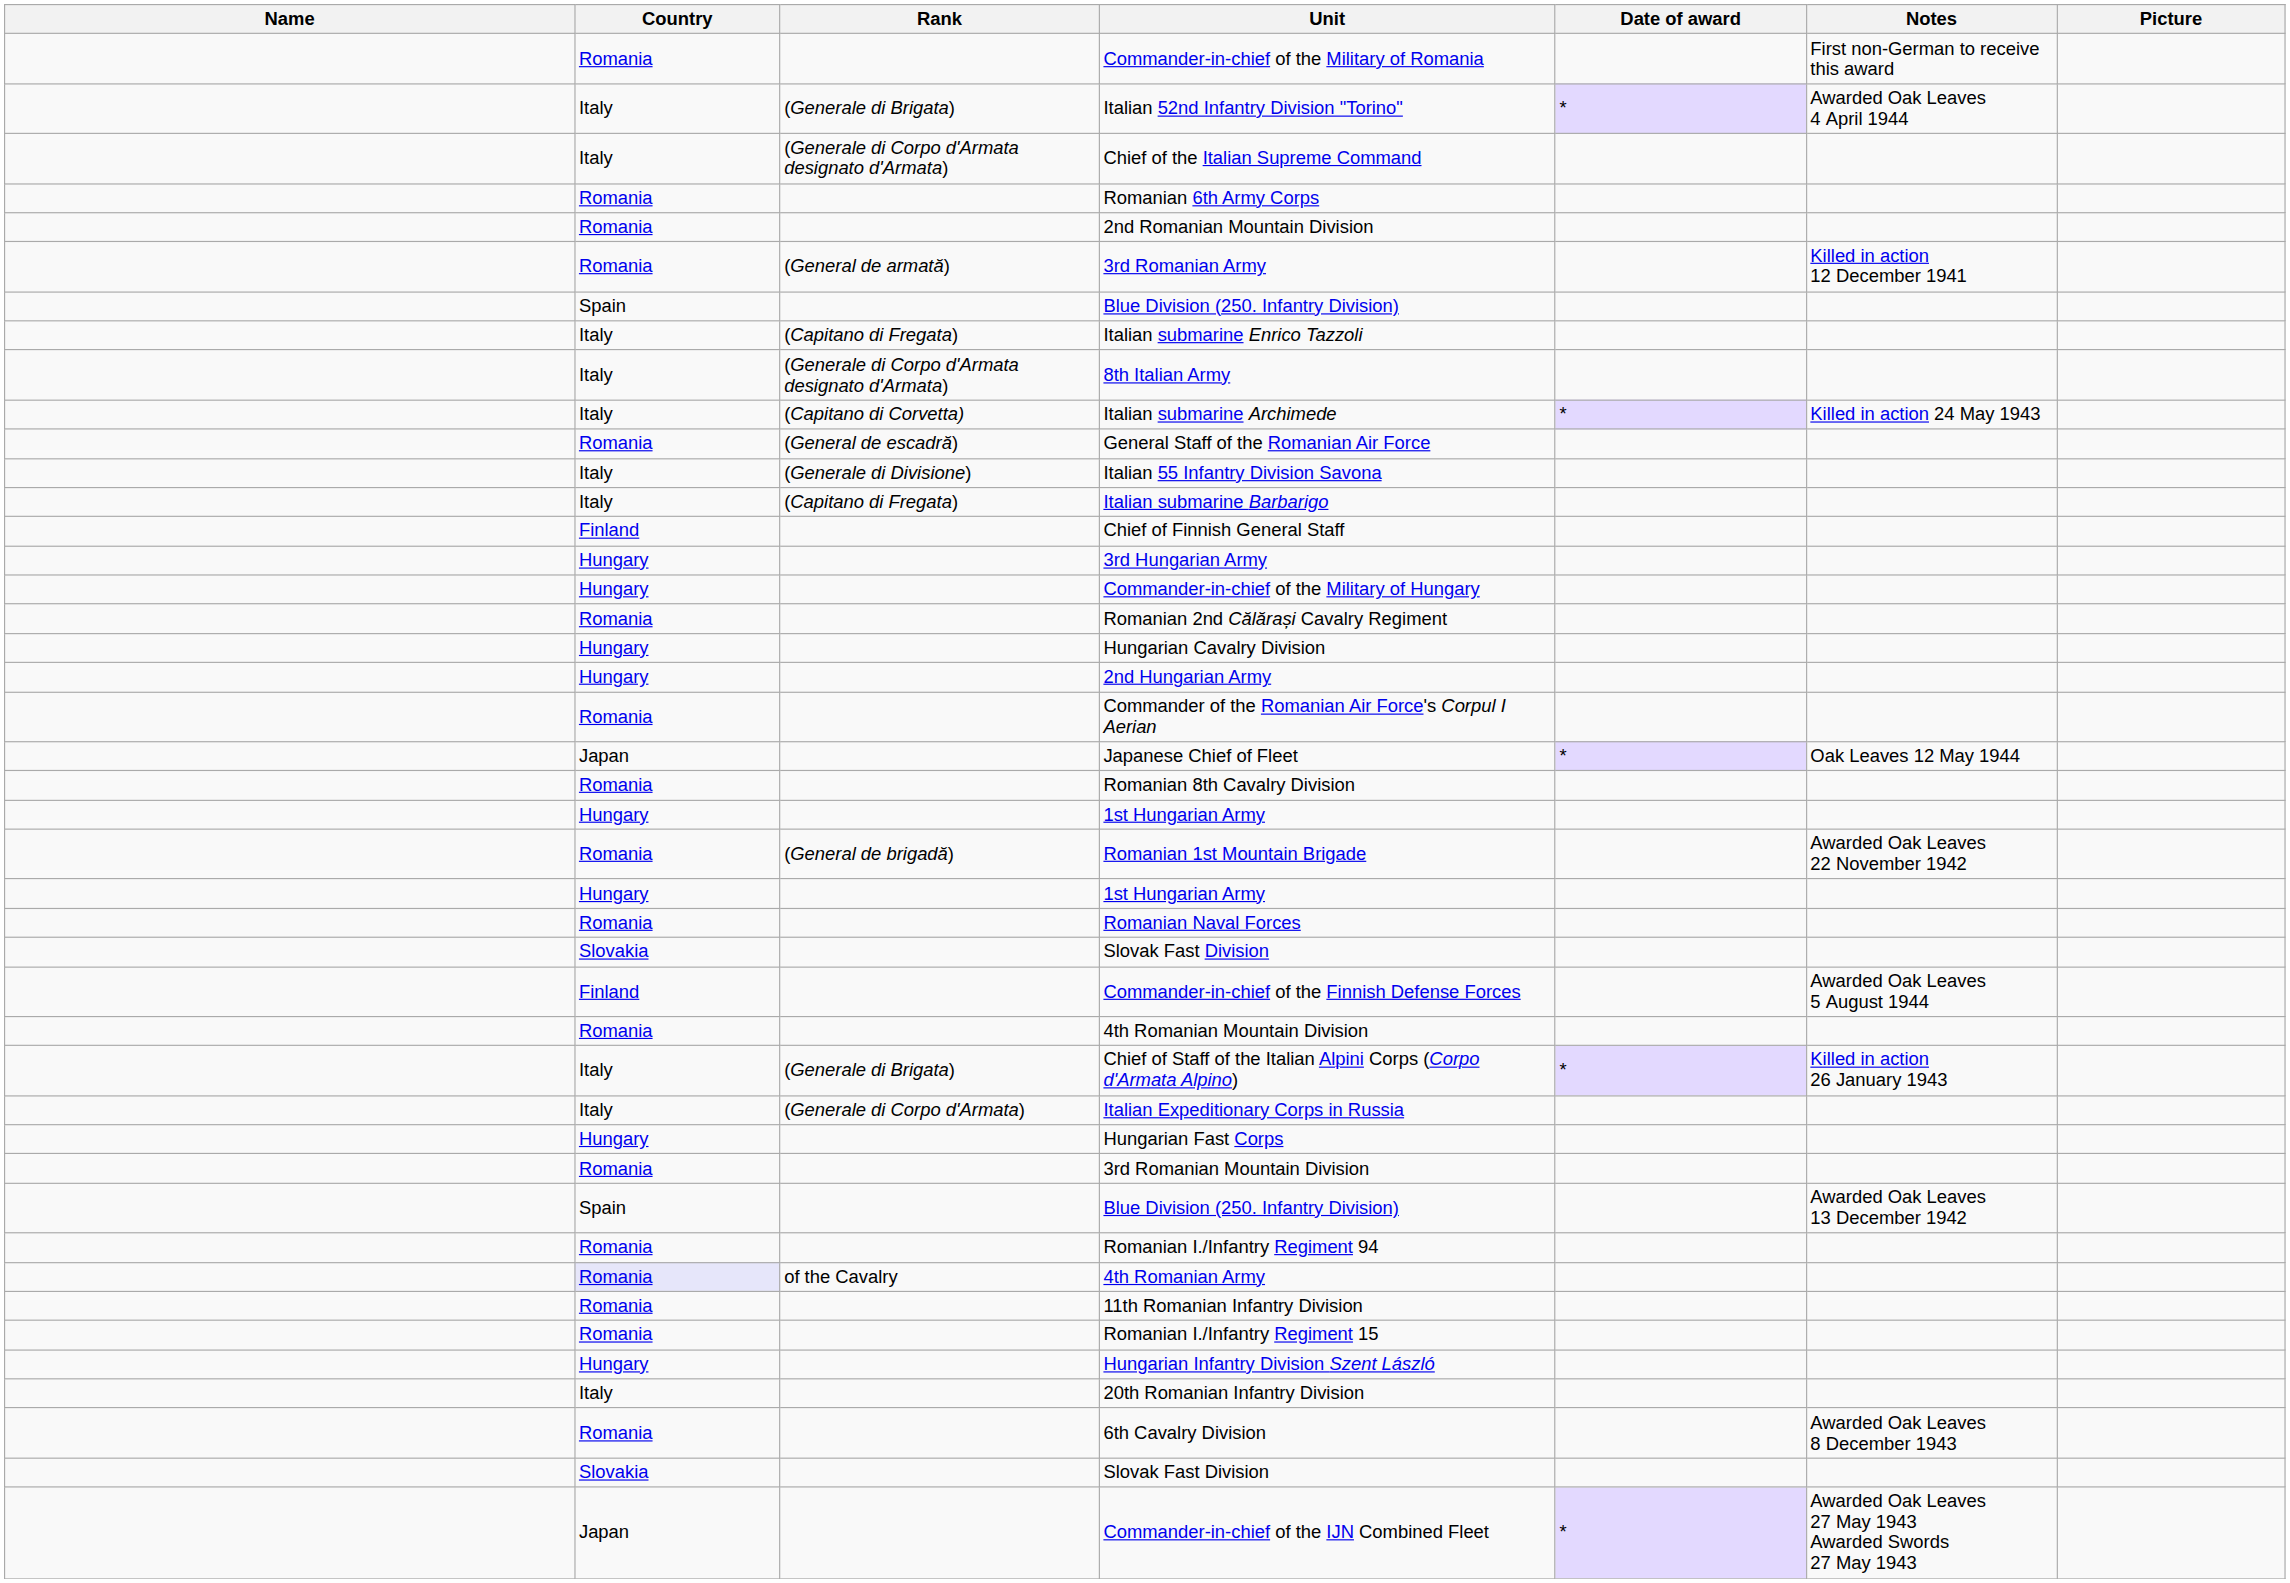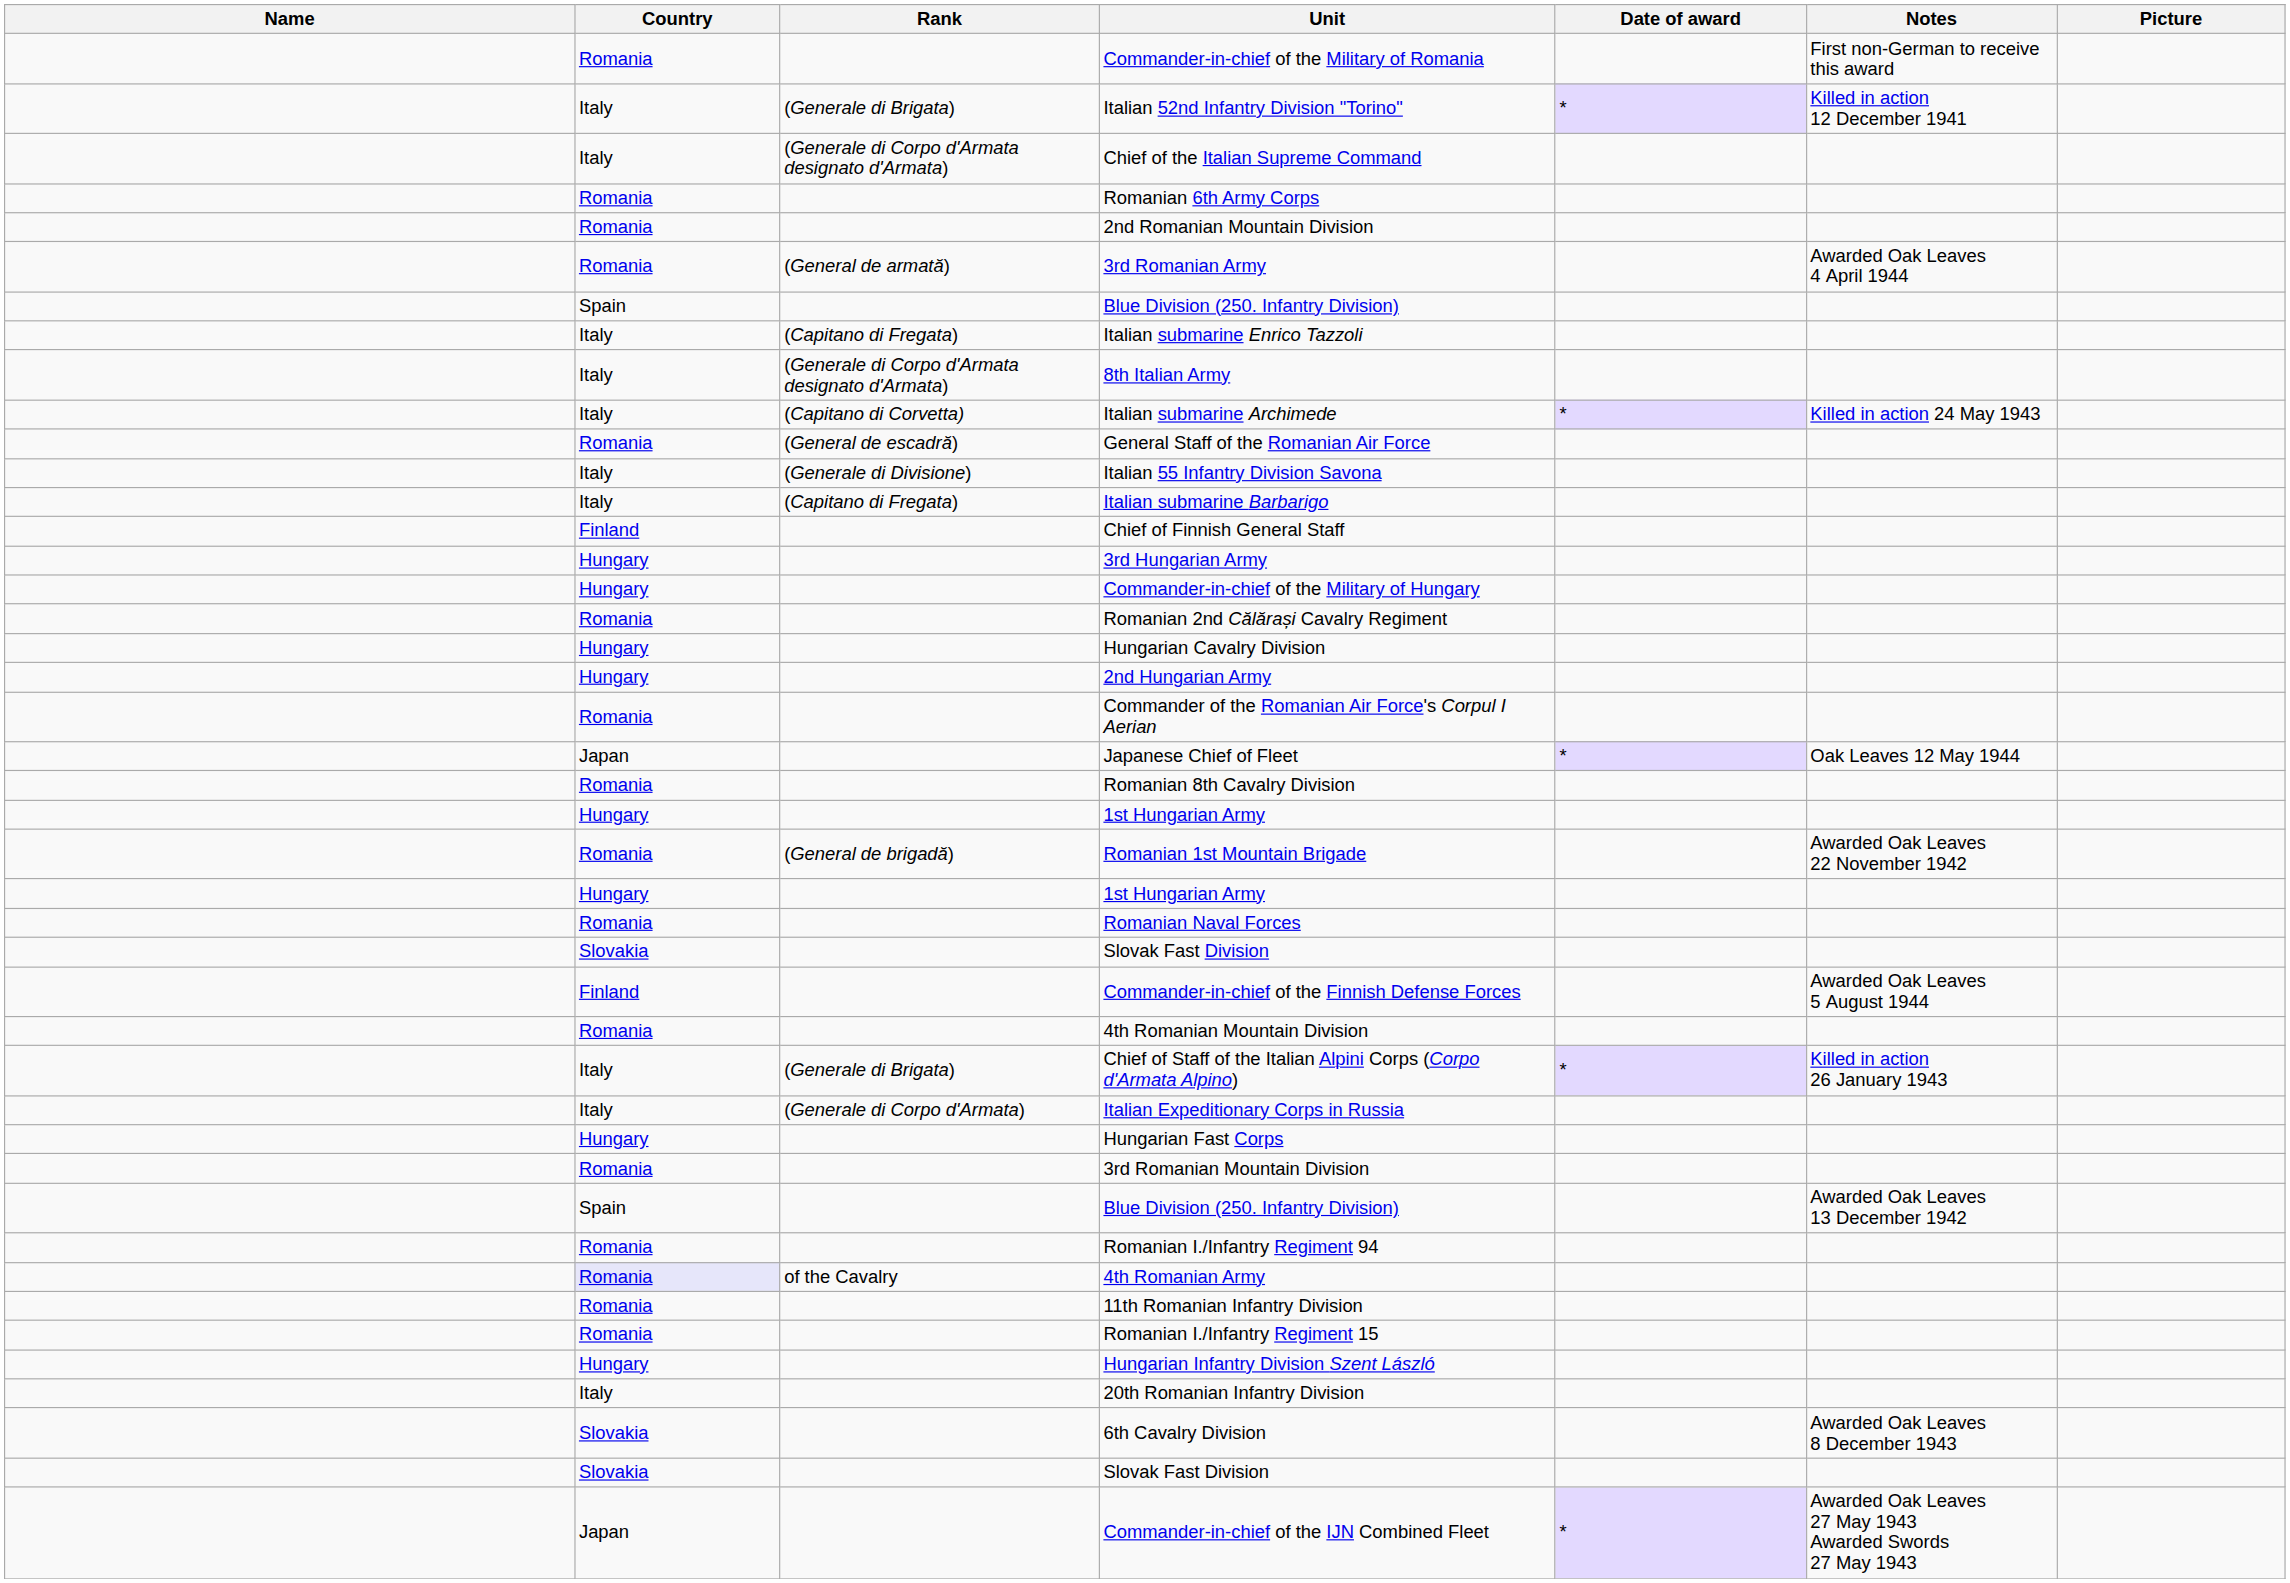(1898, 108) Awarded Oak Leaves 4 April 1944 -> (1889, 108) Killed in action 12 December 1941
(1889, 266) Killed in action 12 December 1941 -> (1898, 266) Awarded Oak Leaves 4 April 1944
(616, 1432) Romania -> (614, 1432) Slovakia
